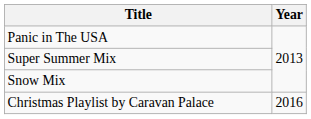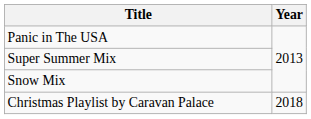(289, 102) 2016 -> (289, 102) 2018
